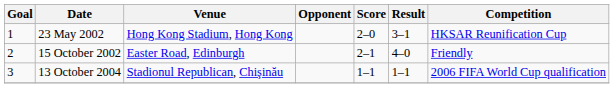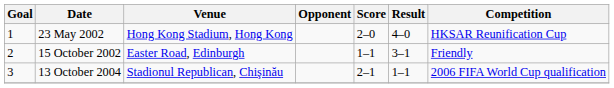(401, 33) 3–1 -> (401, 33) 4–0
(366, 53) 2–1 -> (366, 53) 1–1
(401, 53) 4–0 -> (401, 53) 3–1
(366, 72) 1–1 -> (366, 72) 2–1
